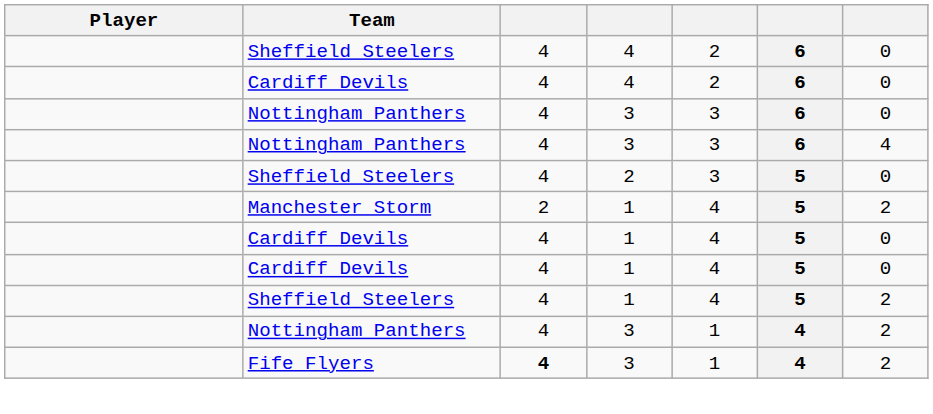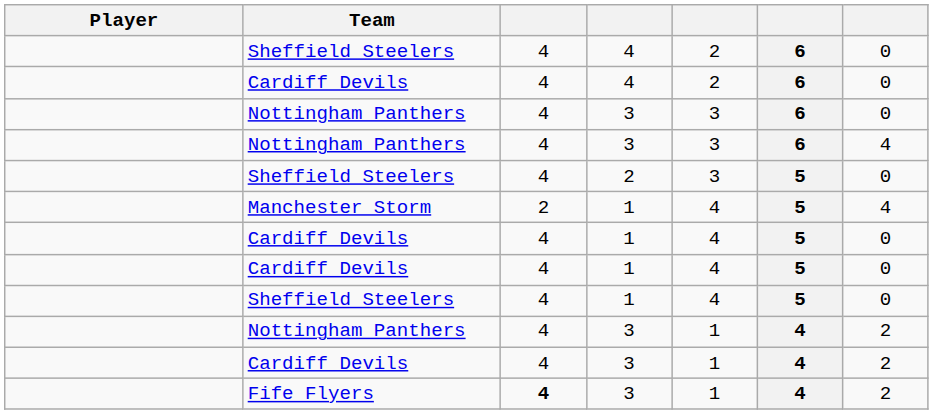(886, 207) 2 -> (886, 207) 4
(886, 301) 2 -> (886, 301) 0
+ row: (328, 363)
